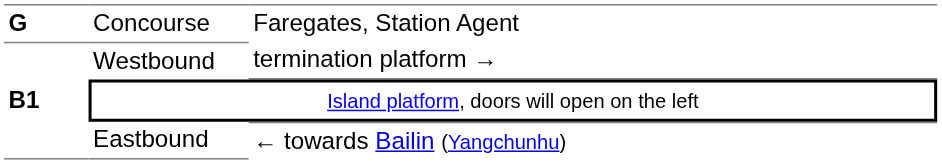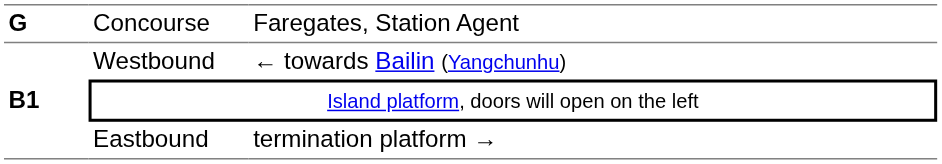(375, 59) termination platform → -> (410, 61) ← towards Bailin (Yangchunhu)
(410, 141) ← towards Bailin (Yangchunhu) -> (375, 139) termination platform →
